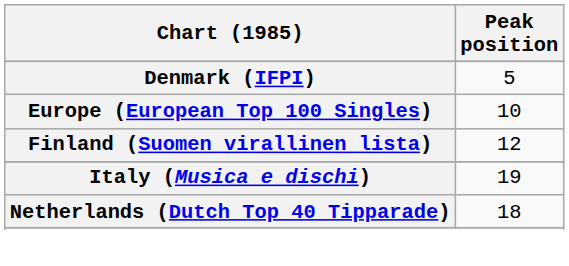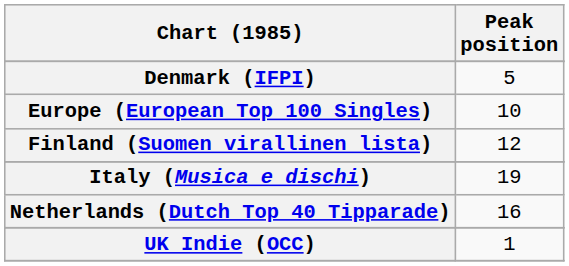(509, 211) 18 -> (509, 211) 16
+ row: (230, 245)
